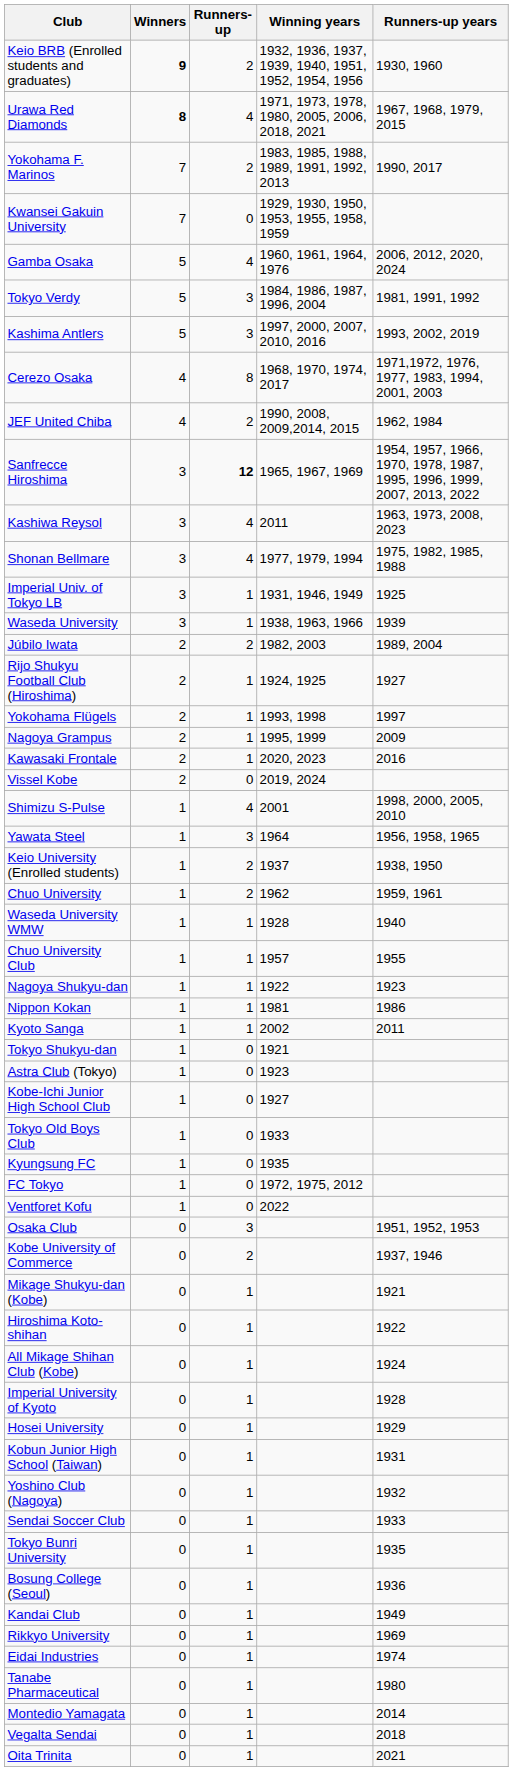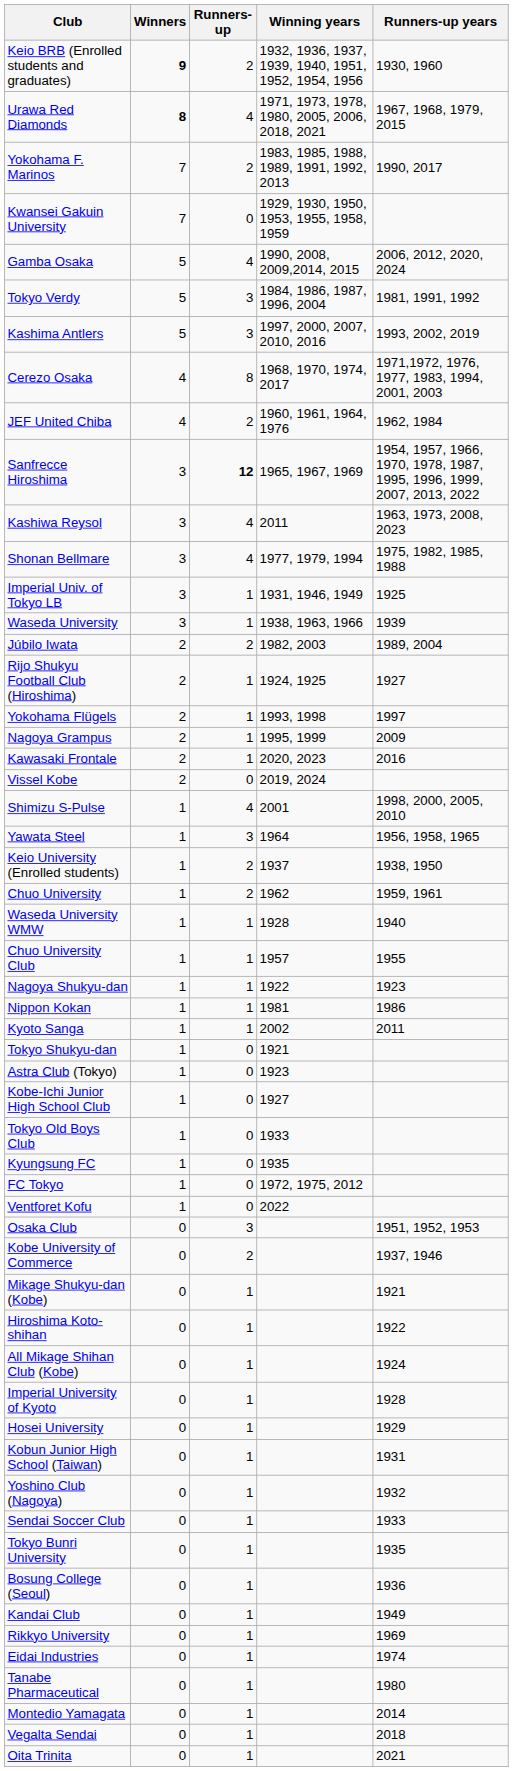(313, 262) 1960, 1961, 1964, 1976 -> (309, 262) 1990, 2008, 2009,2014, 2015
(309, 421) 1990, 2008, 2009,2014, 2015 -> (313, 421) 1960, 1961, 1964, 1976
